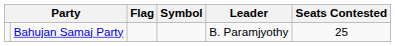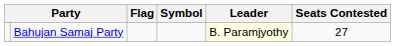(249, 32) no background -> (249, 32) lightyellow background
(341, 32) 25 -> (341, 32) 27
